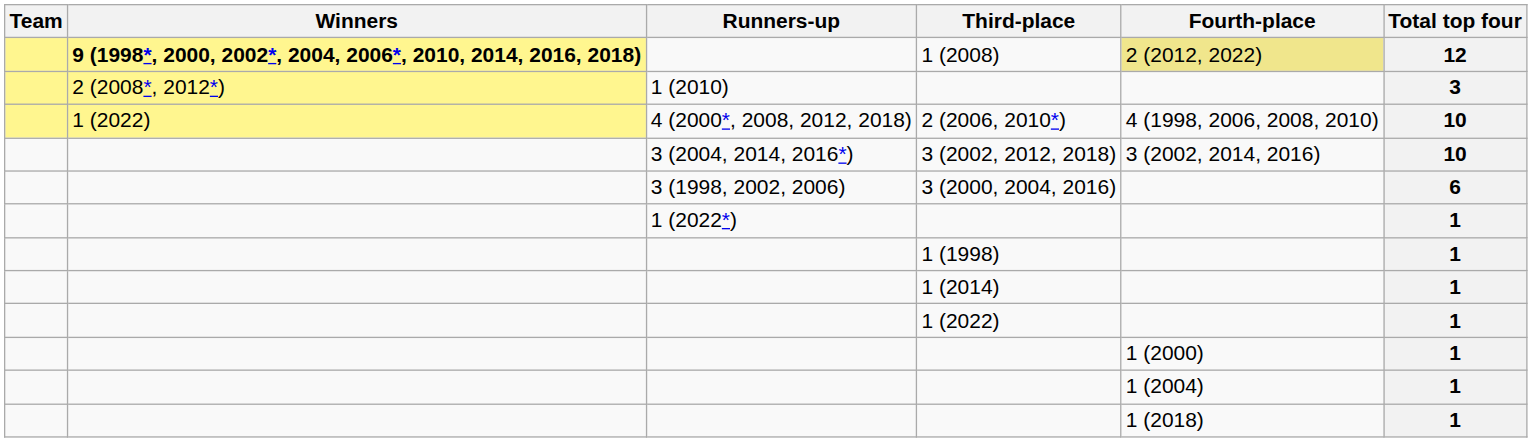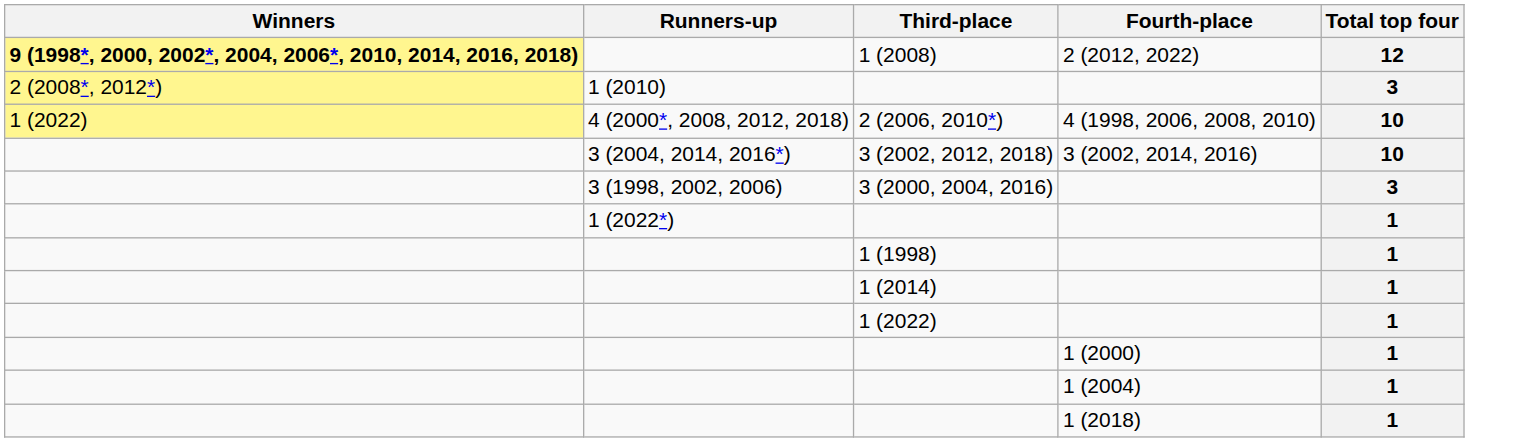- column: (36, 21)
(1194, 54) khaki background -> (1131, 54) no background
(1455, 187) 6 -> (1392, 187) 3
